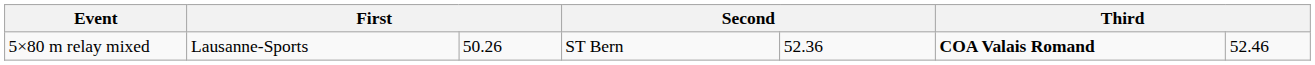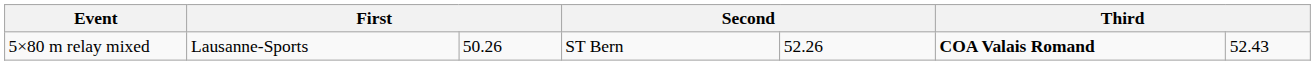(803, 45) 52.36 -> (803, 45) 52.26
(1249, 45) 52.46 -> (1249, 45) 52.43
